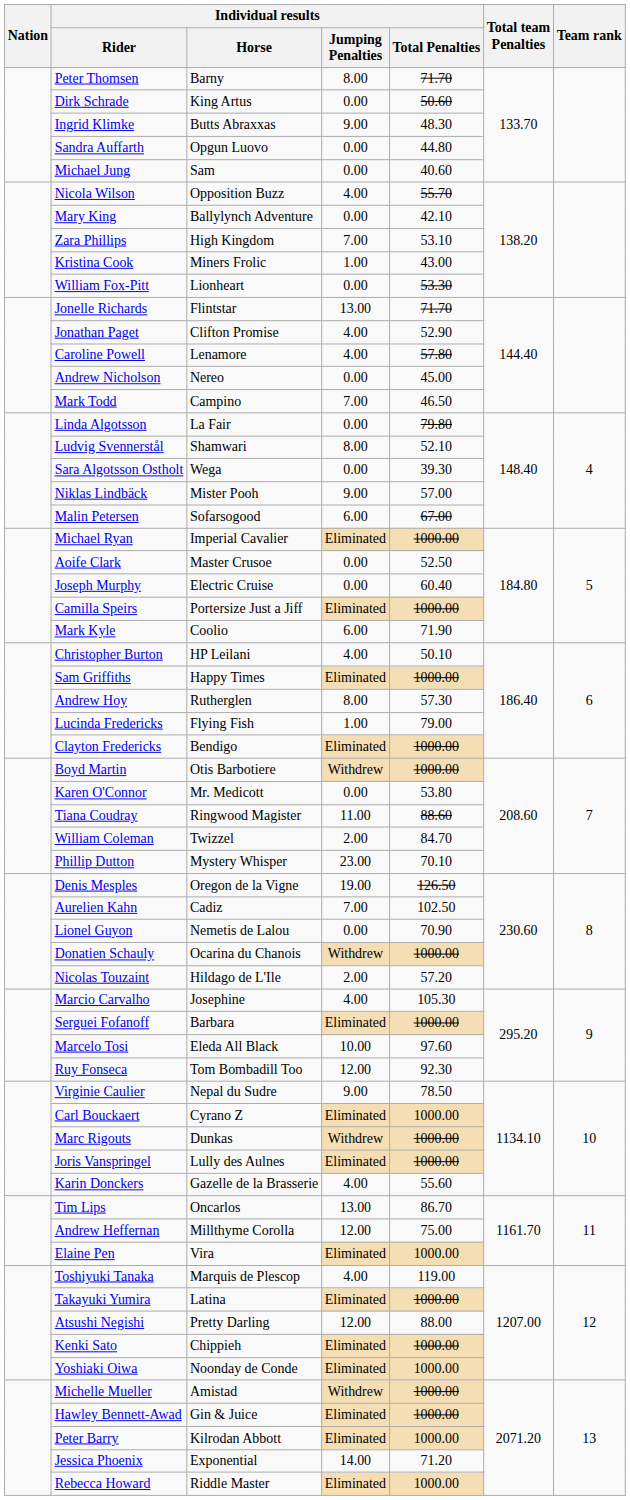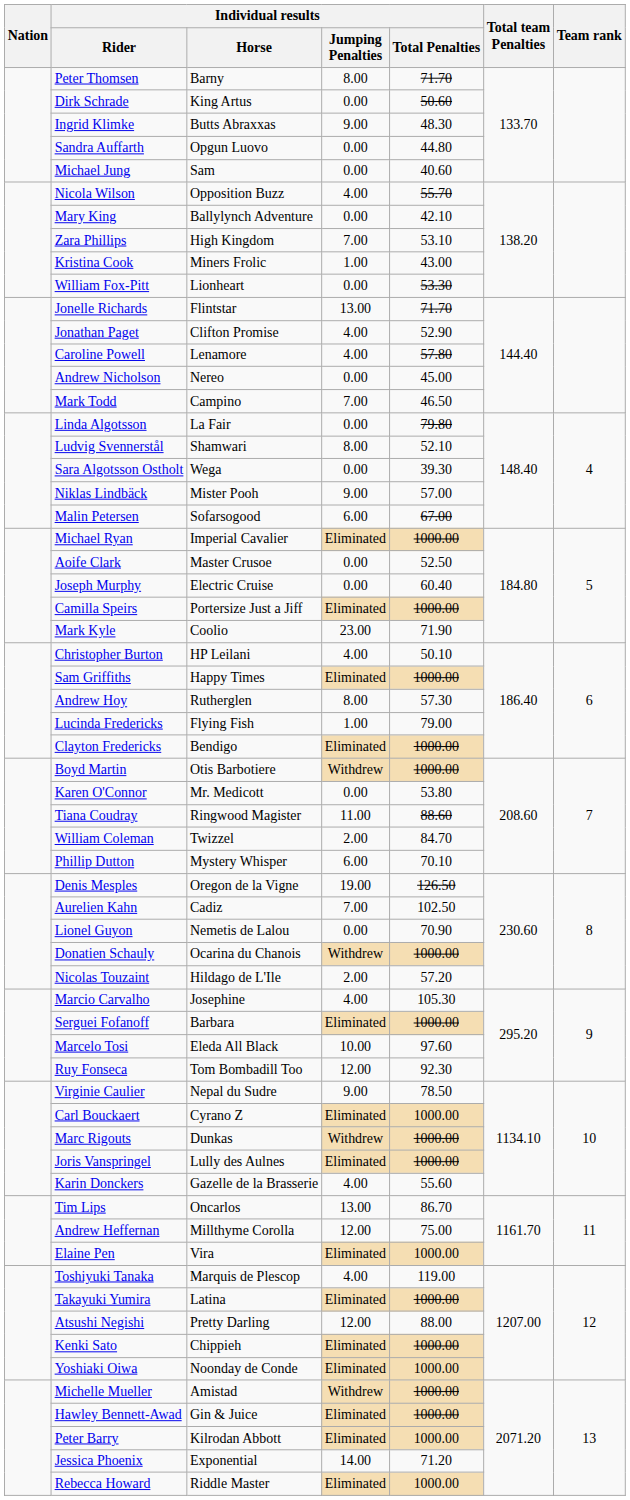(355, 631) 6.00 -> (355, 631) 23.00
(355, 862) 23.00 -> (355, 862) 6.00
